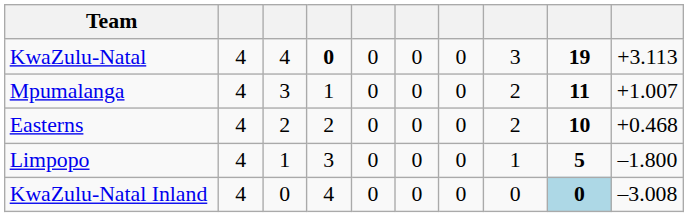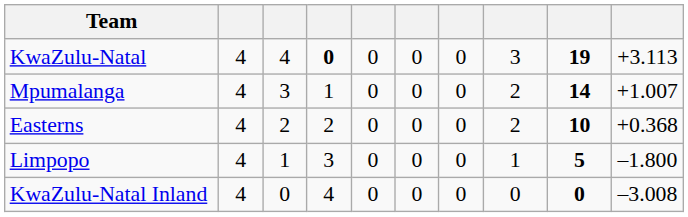(580, 90) 11 -> (580, 90) 14
(647, 125) +0.468 -> (647, 125) +0.368
(580, 194) lightblue background -> (580, 194) no background
